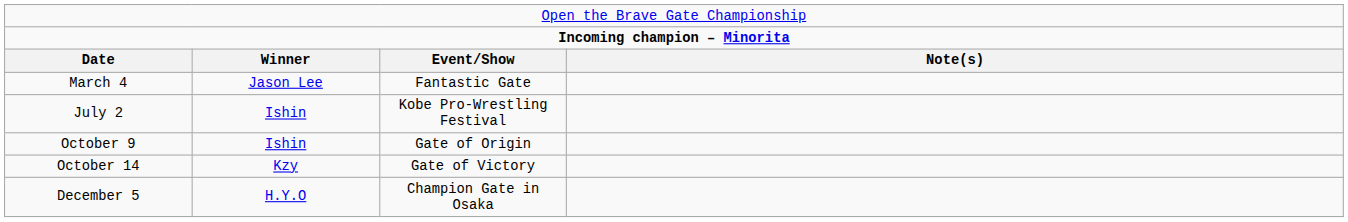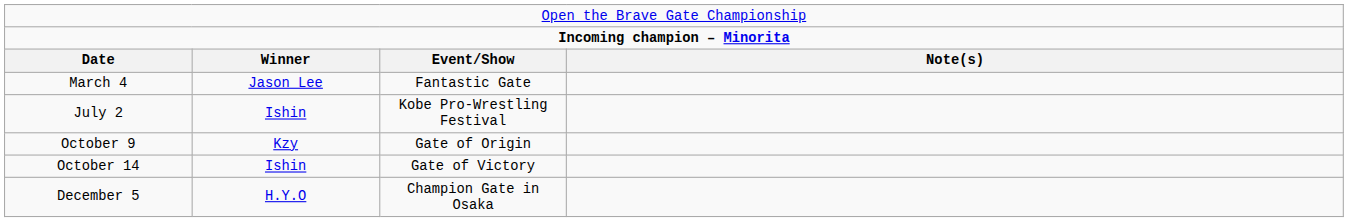(286, 144) Ishin -> (286, 144) Kzy
(286, 166) Kzy -> (286, 166) Ishin
